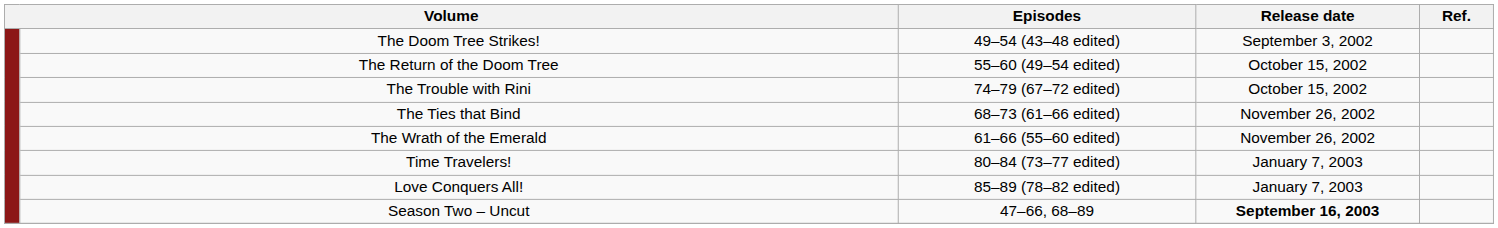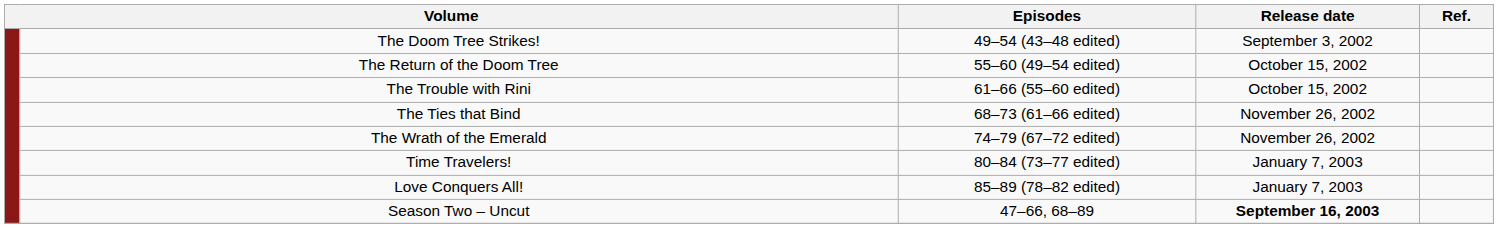(1047, 89) 74–79 (67–72 edited) -> (1047, 89) 61–66 (55–60 edited)
(1047, 138) 61–66 (55–60 edited) -> (1047, 138) 74–79 (67–72 edited)
